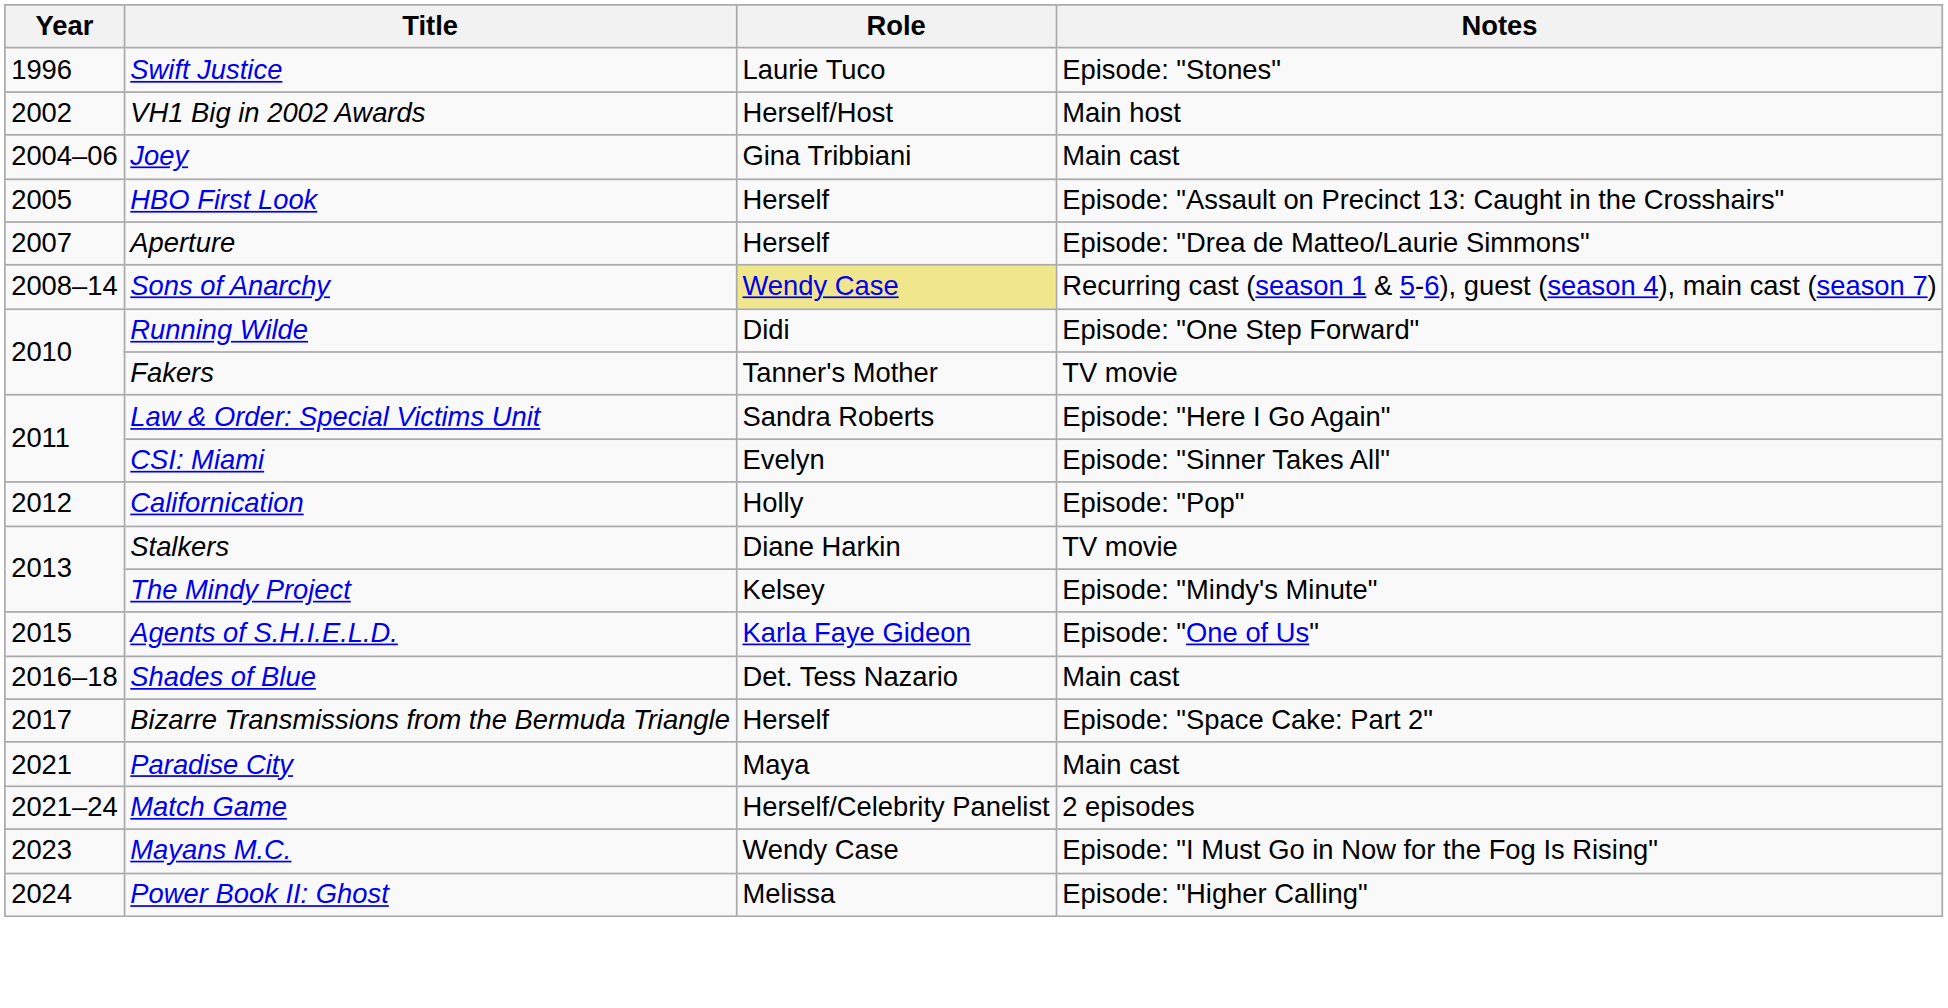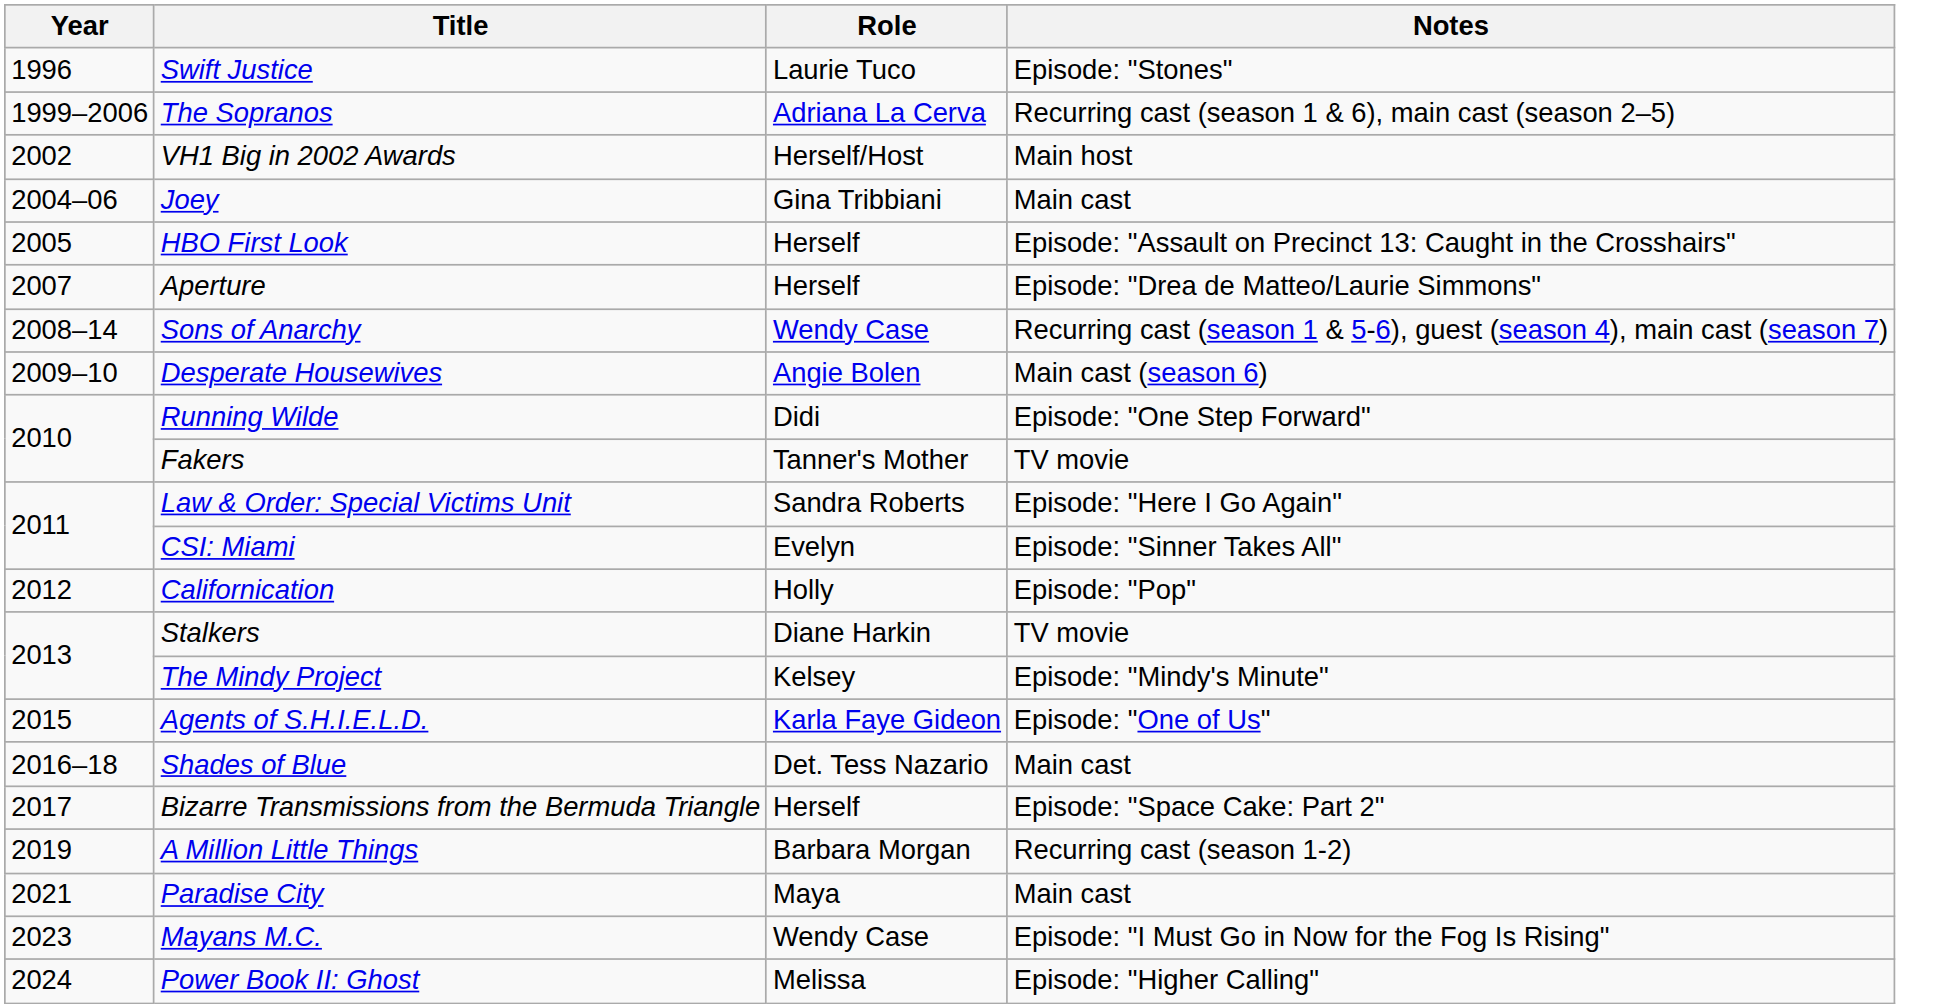+ row: (247, 112)
(821, 286) khaki background -> (851, 329) no background
+ row: (301, 373)
+ row: (289, 850)
- row: (209, 807)
